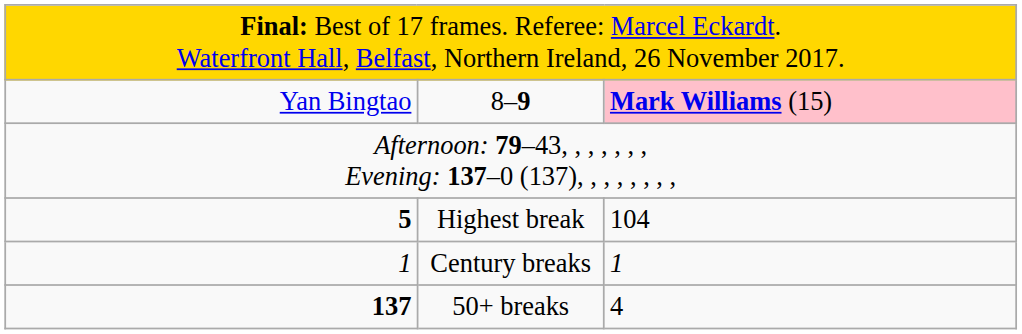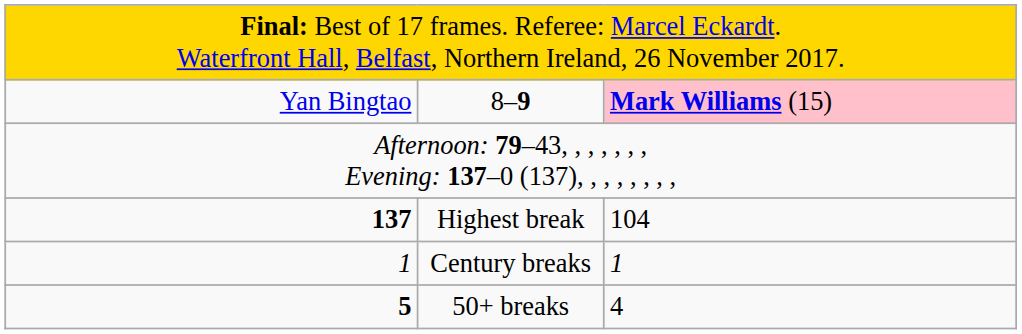(405, 219) 5 -> (392, 219) 137
(392, 307) 137 -> (405, 307) 5
